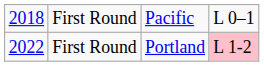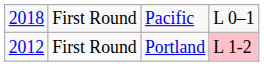(26, 46) 2022 -> (26, 46) 2012
